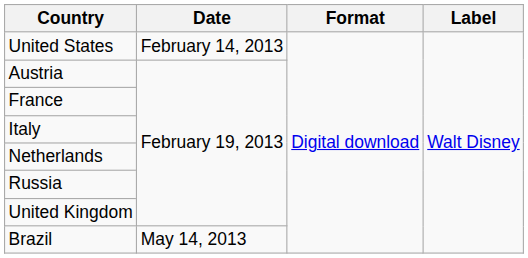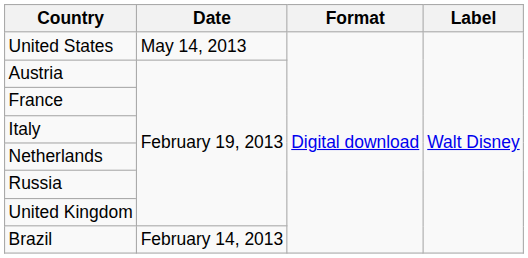(212, 45) February 14, 2013 -> (194, 45) May 14, 2013
(194, 239) May 14, 2013 -> (212, 239) February 14, 2013
